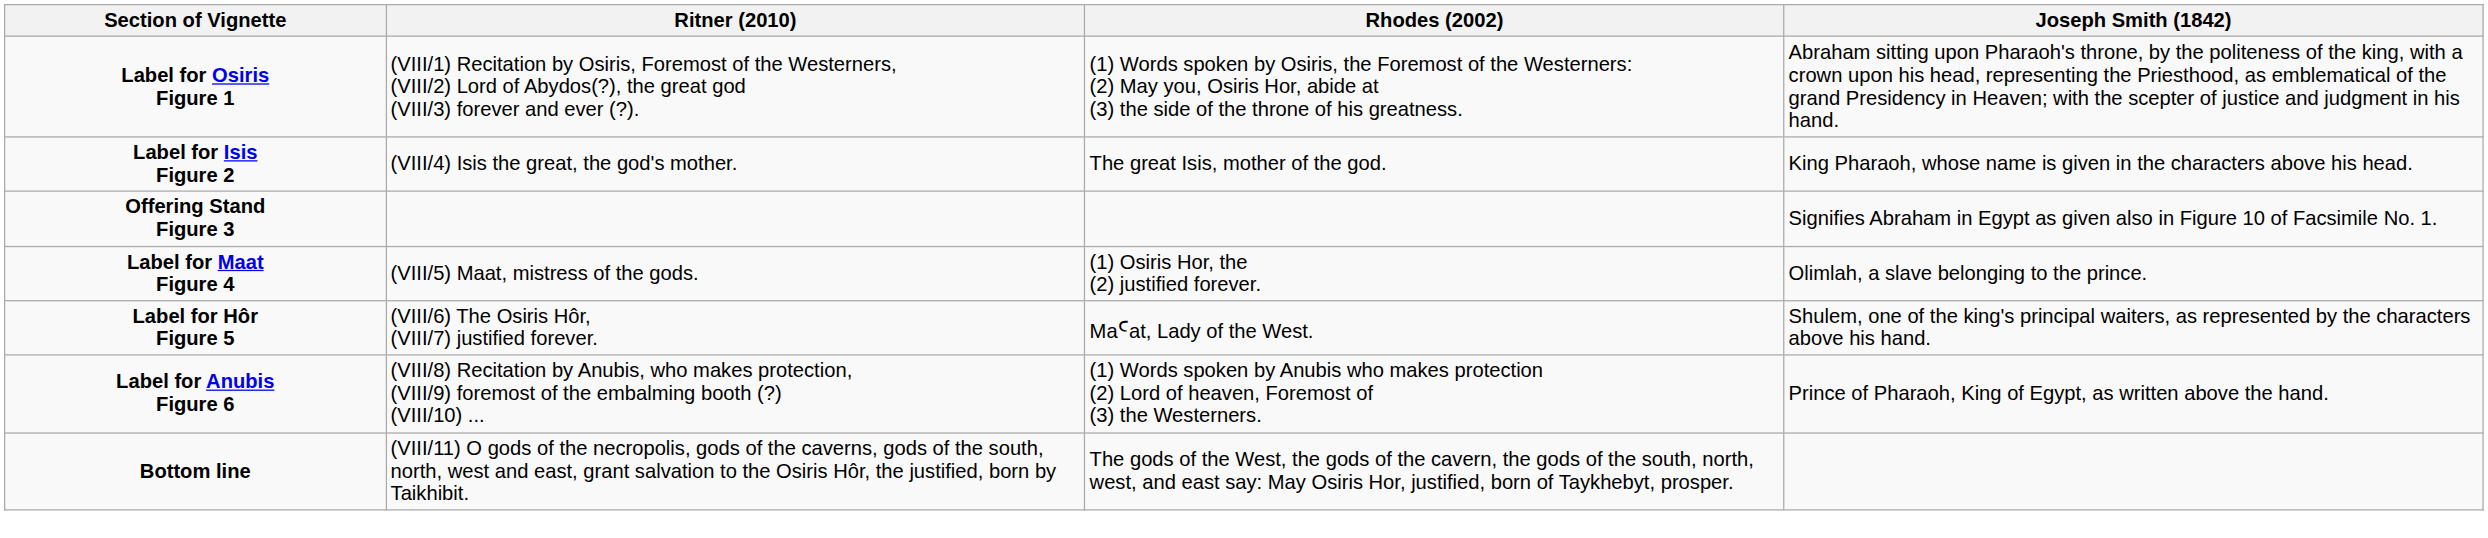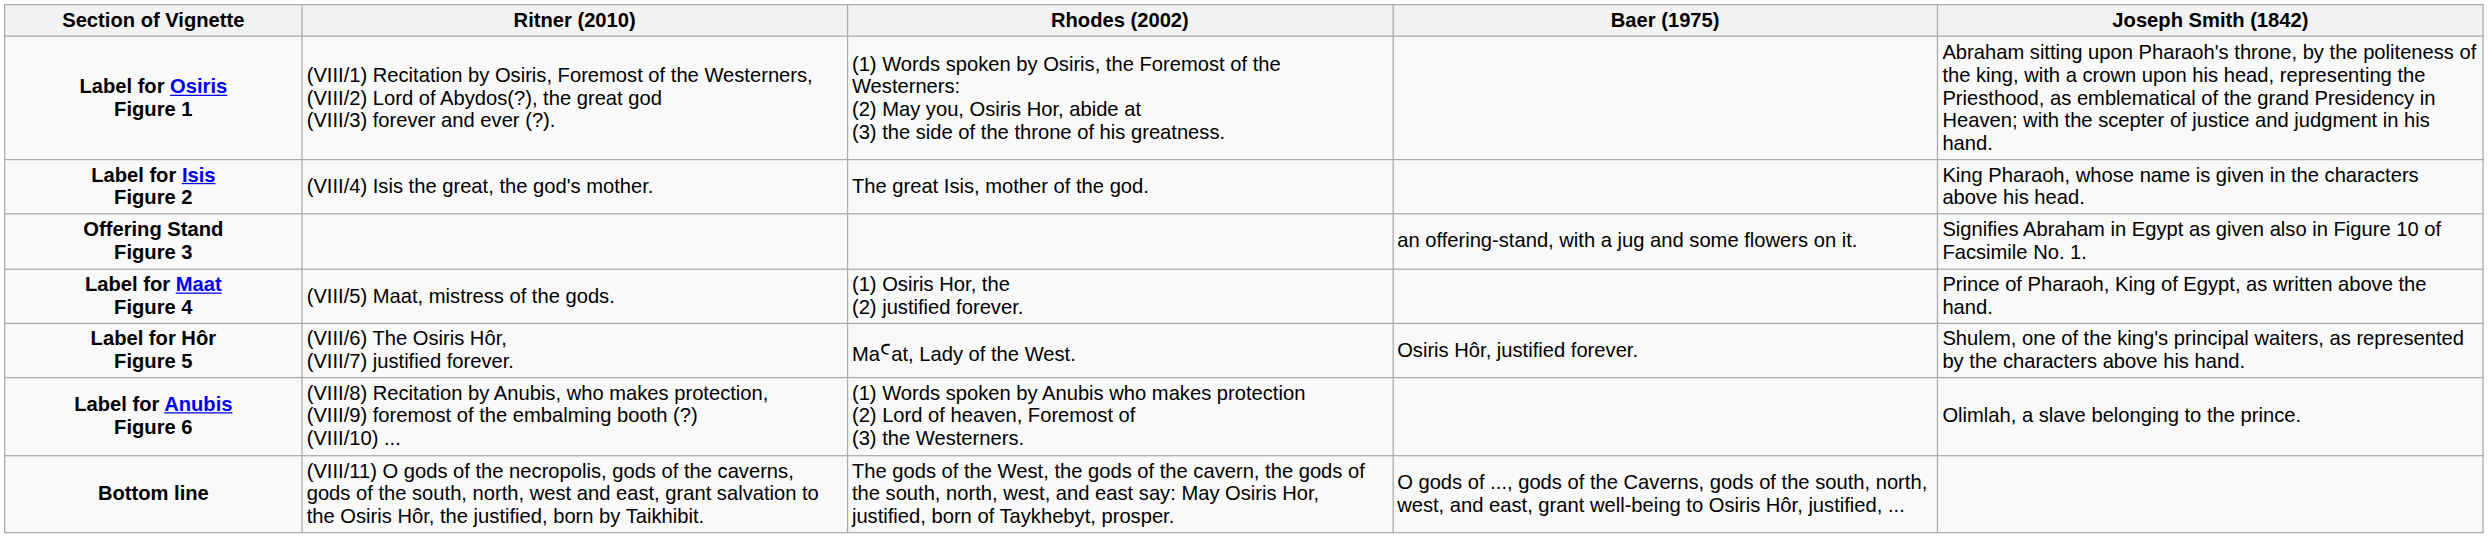+ column: (1665, 20)
(1968, 273) Olimlah, a slave belonging to the prince. -> (2184, 295) Prince of Pharaoh, King of Egypt, as written above the hand.
(2059, 393) Prince of Pharaoh, King of Egypt, as written above the hand. -> (2122, 416) Olimlah, a slave belonging to the prince.
